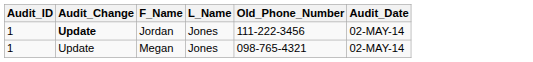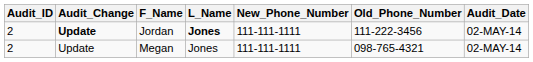+ column: (293, 13)
(10, 31) 1 -> (10, 31) 2
(203, 31) normal -> (204, 31) bold
(10, 48) 1 -> (10, 48) 2
